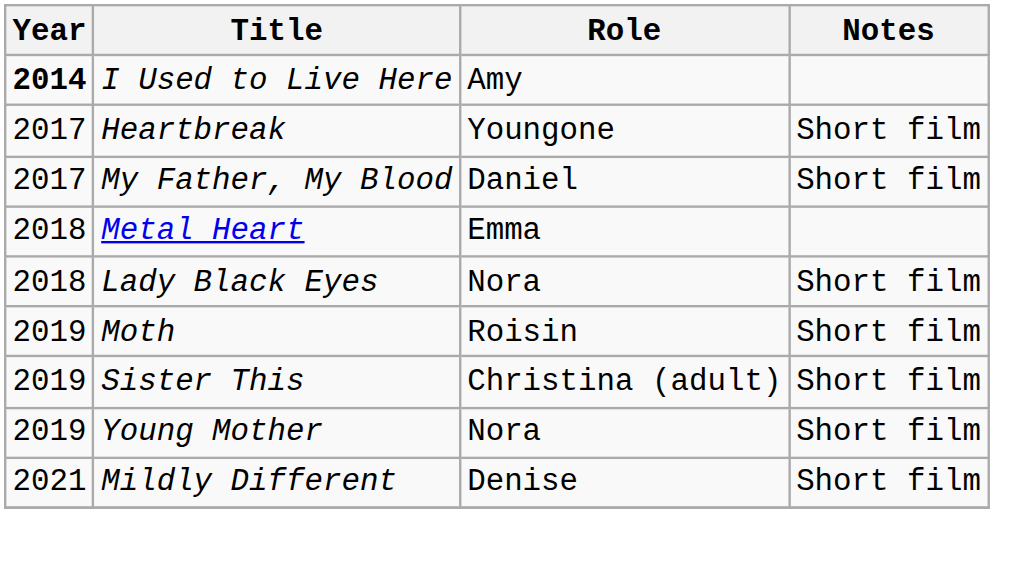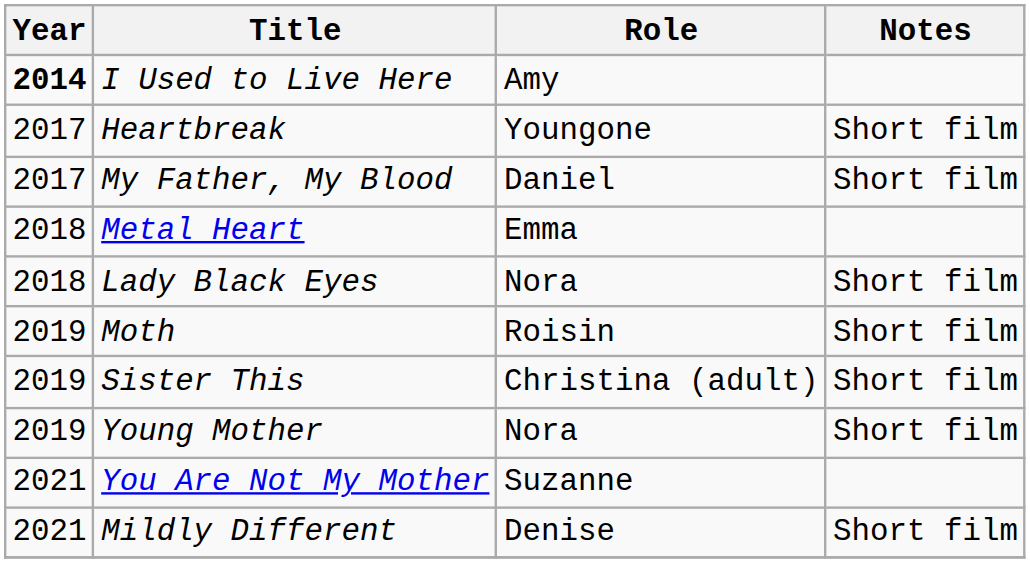+ row: (295, 482)
